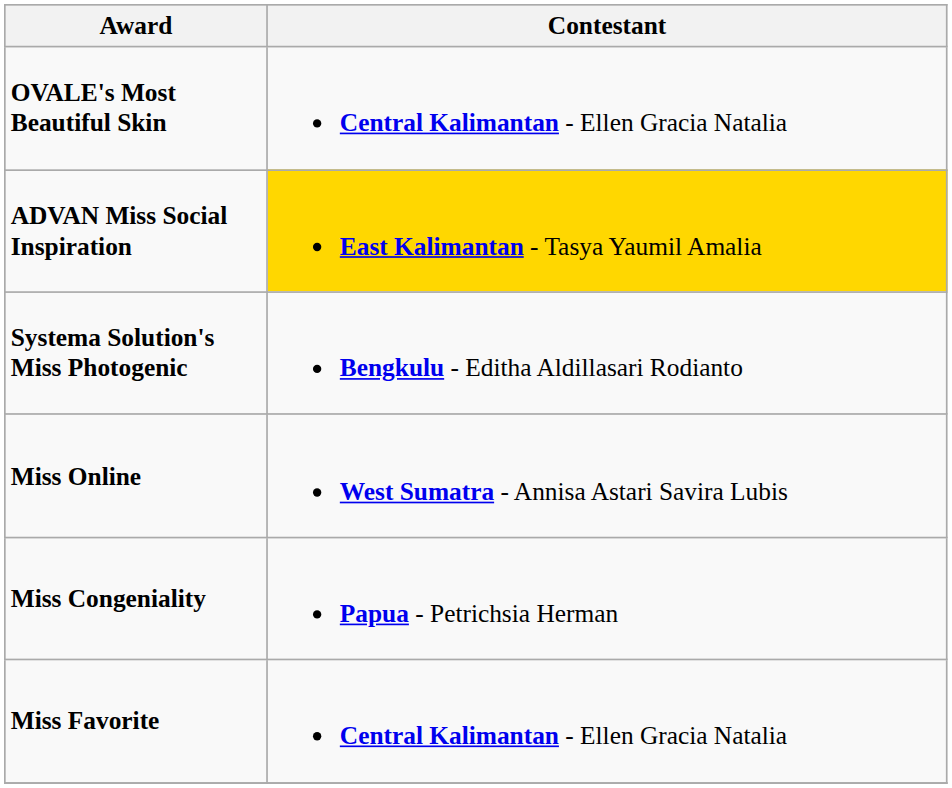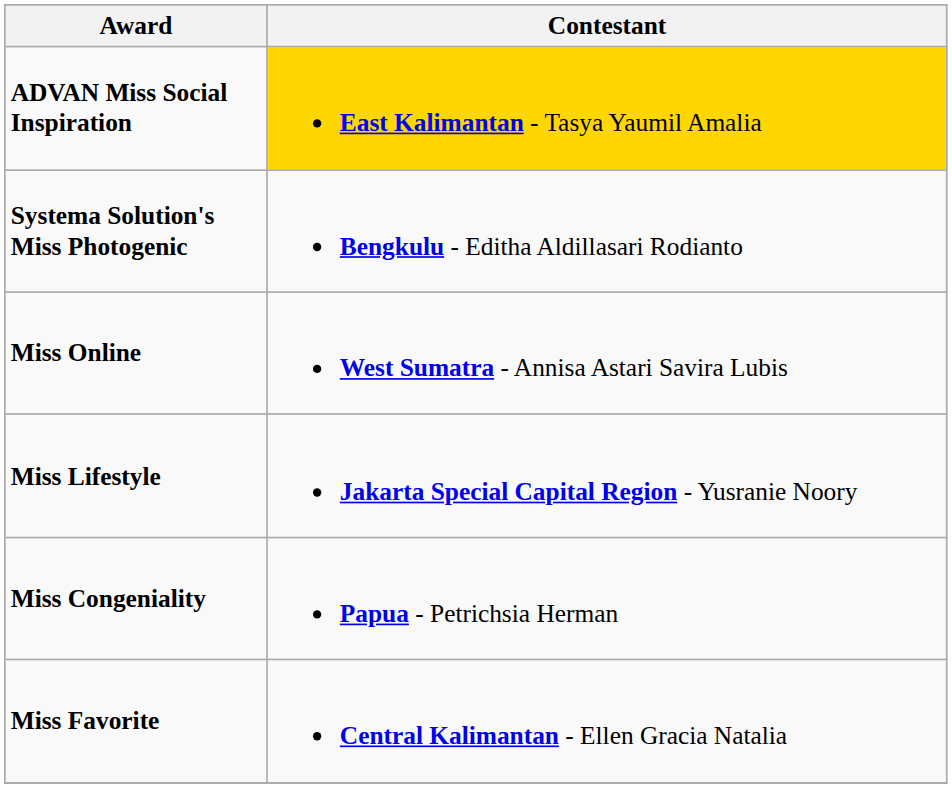- row: (93, 107)
+ row: (86, 475)
